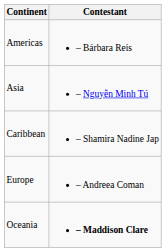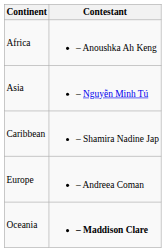+ row: (19, 42)
- row: (25, 42)
